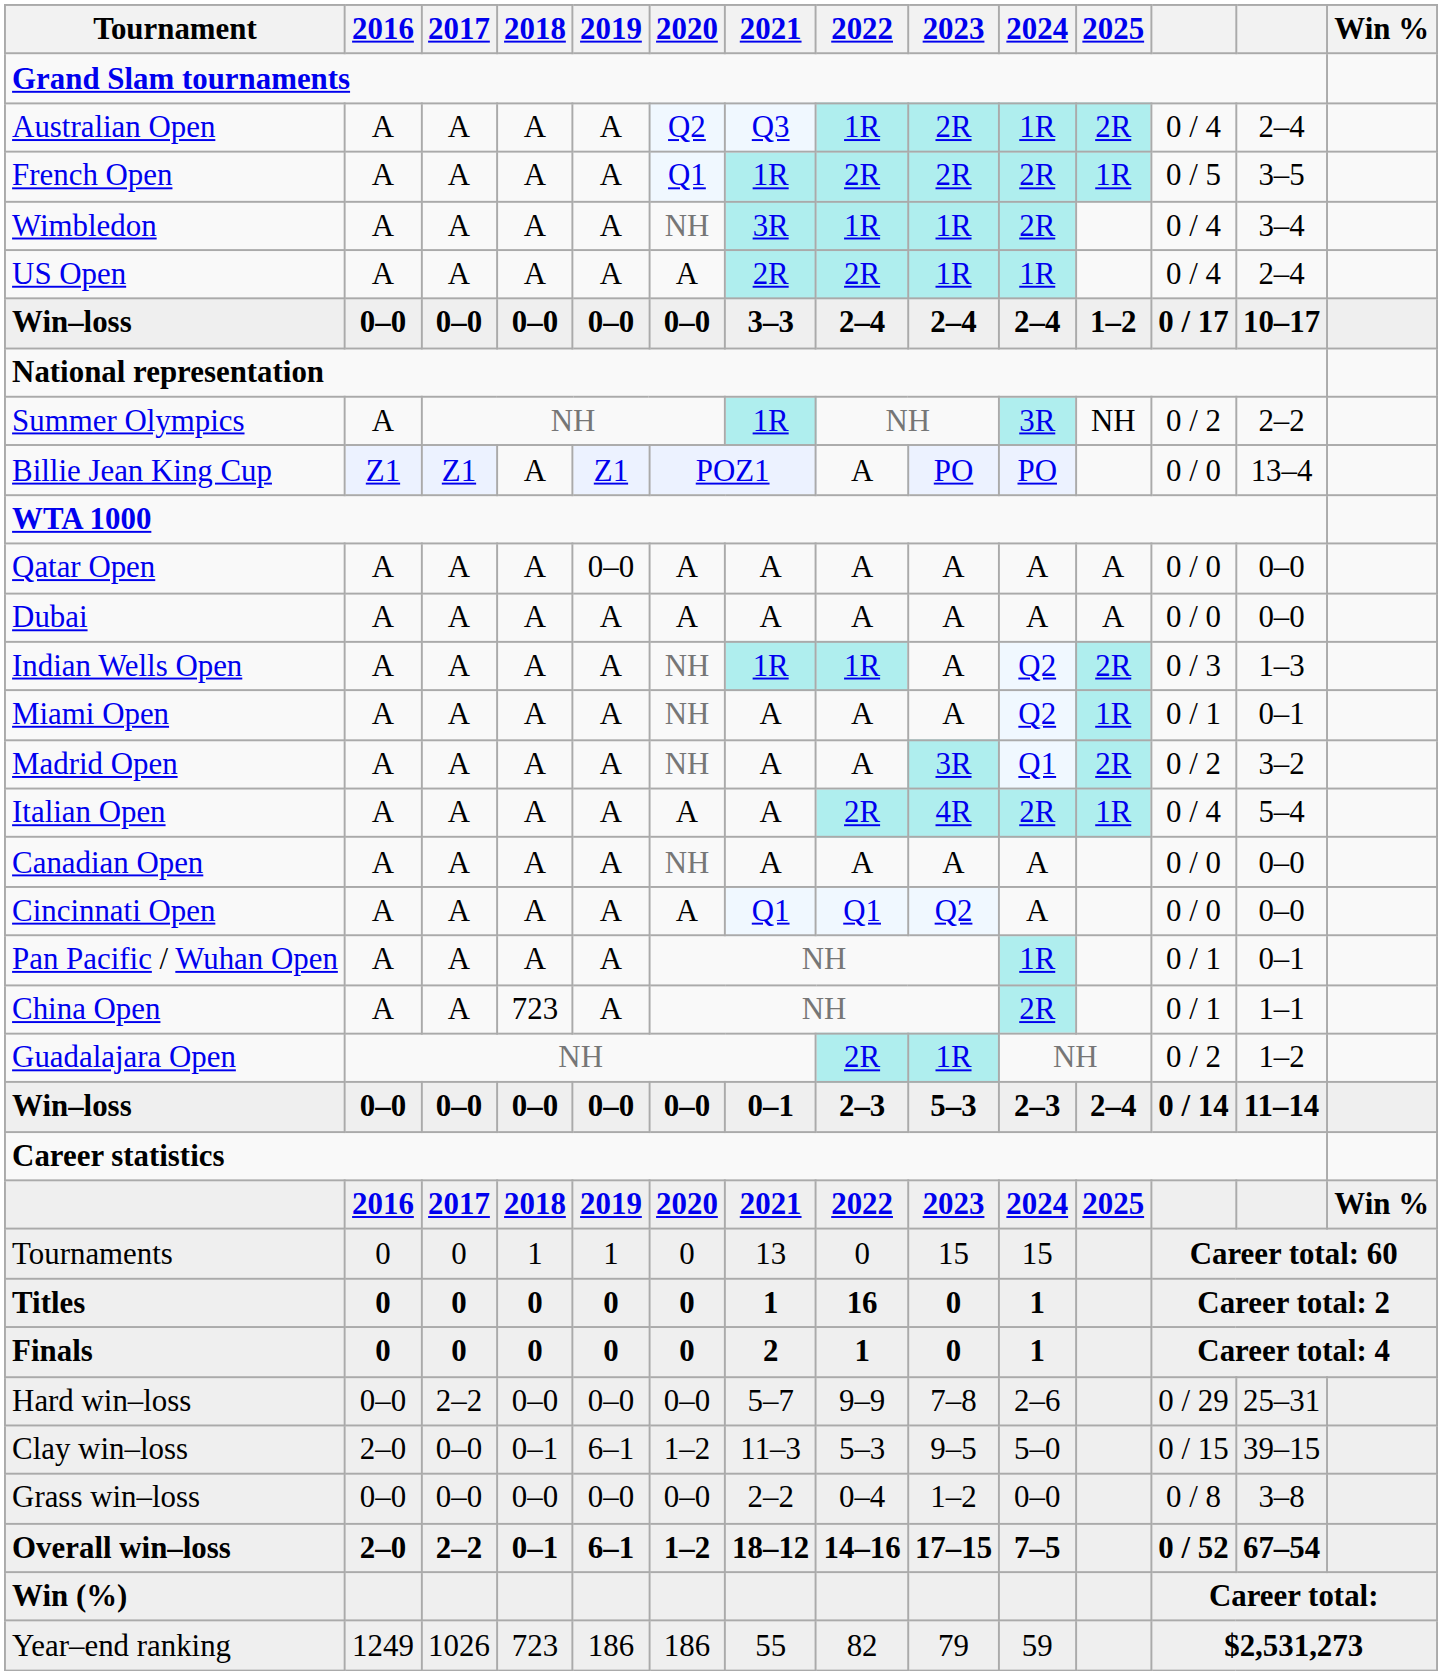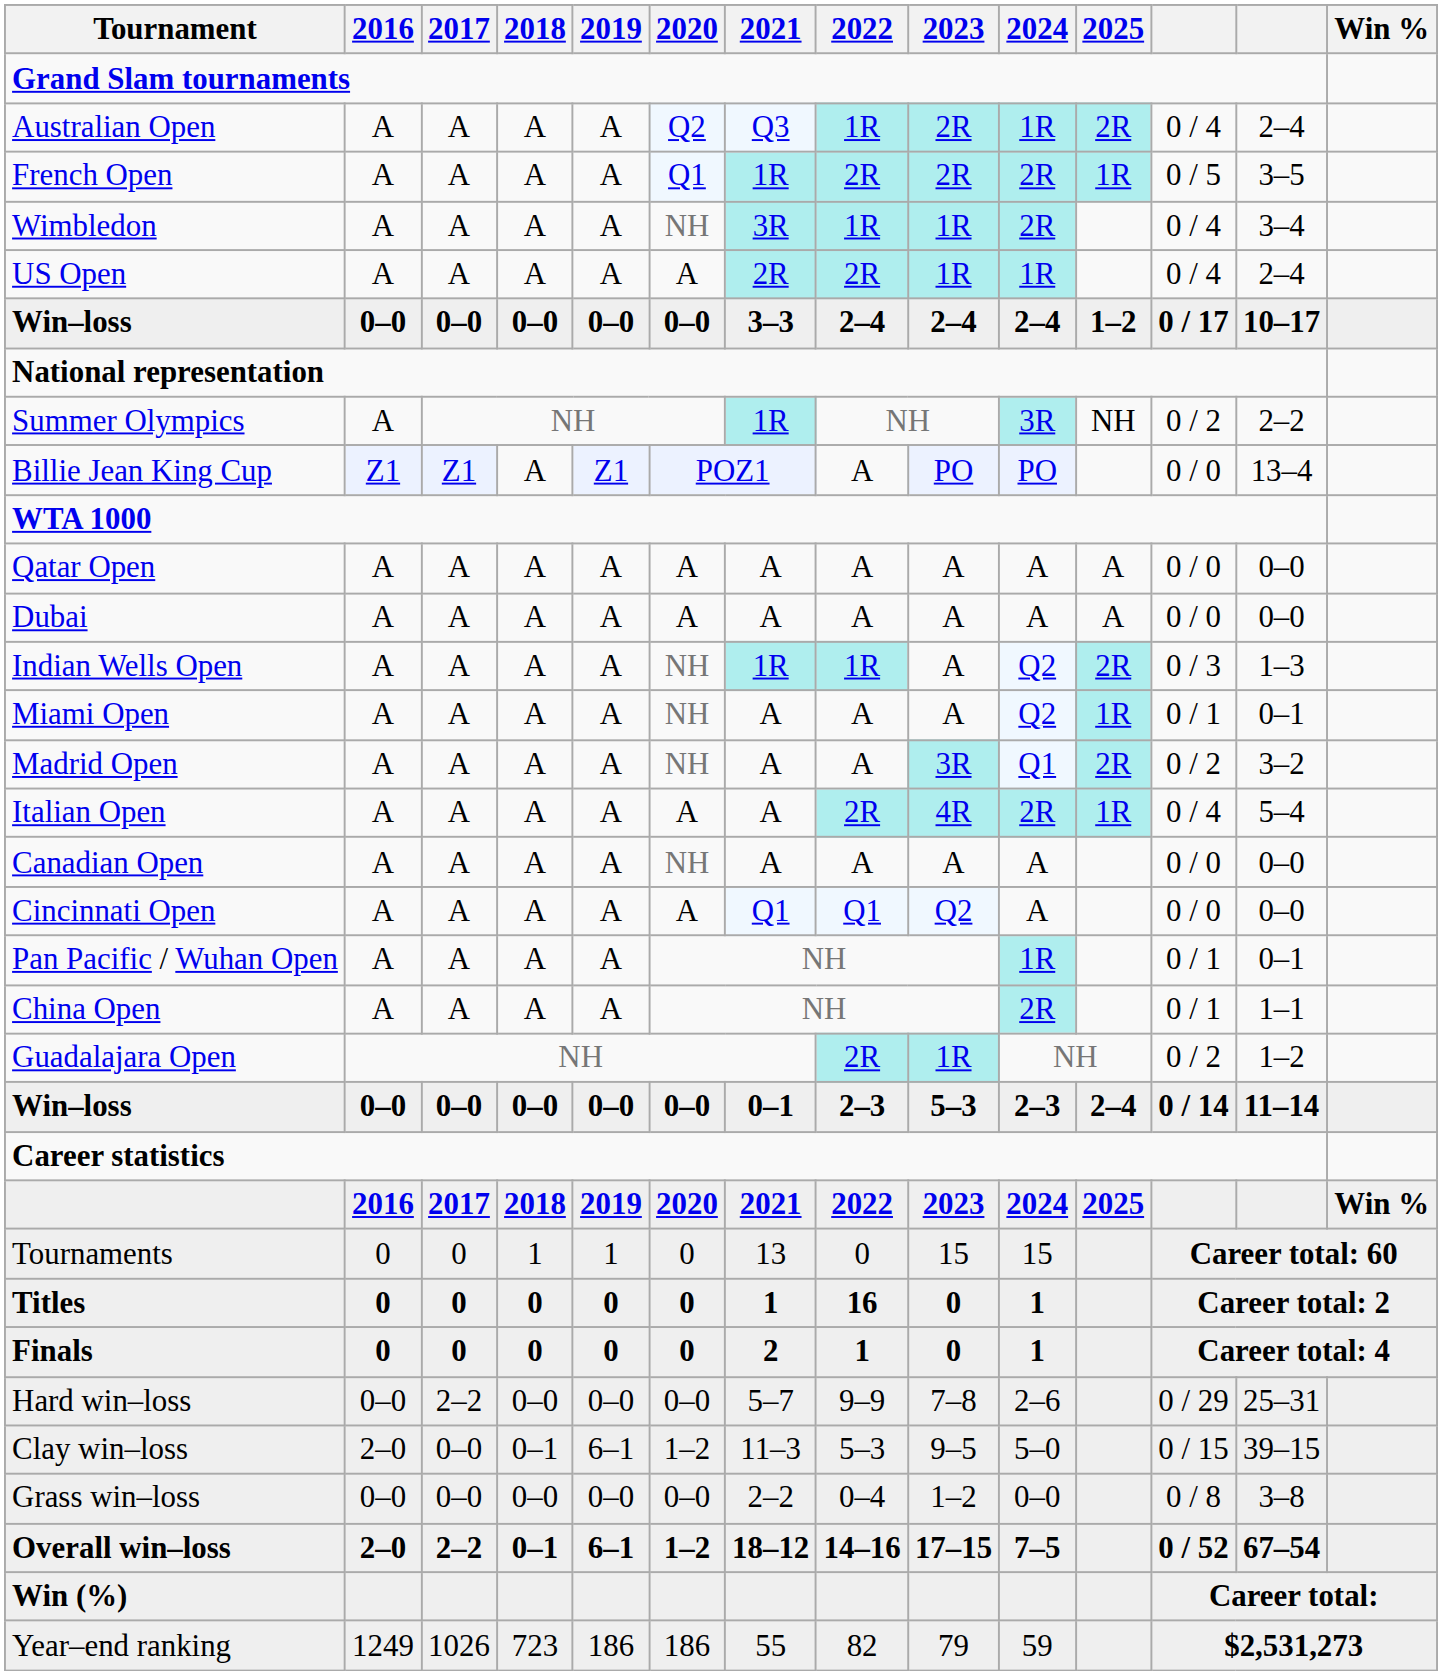(611, 567) 0–0 -> (611, 567) A
(535, 1008) 723 -> (535, 1008) A
